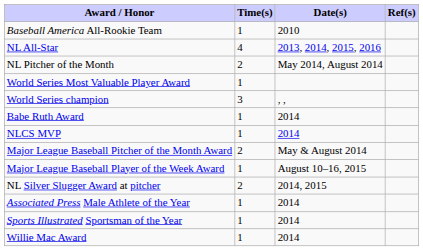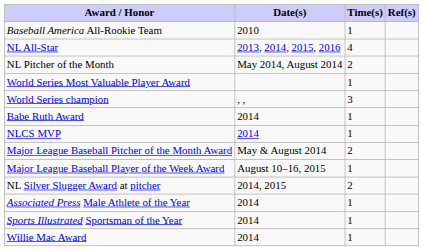columns swapped: (255, 13) <-> (330, 13)
